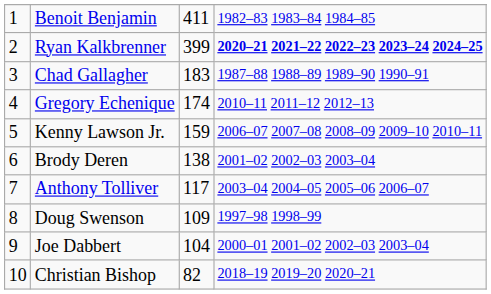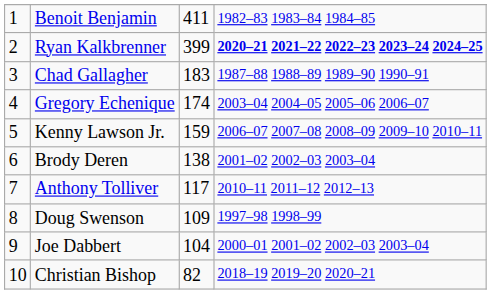(296, 103) 2010–11 2011–12 2012–13 -> (323, 103) 2003–04 2004–05 2005–06 2006–07
(323, 189) 2003–04 2004–05 2005–06 2006–07 -> (296, 189) 2010–11 2011–12 2012–13
